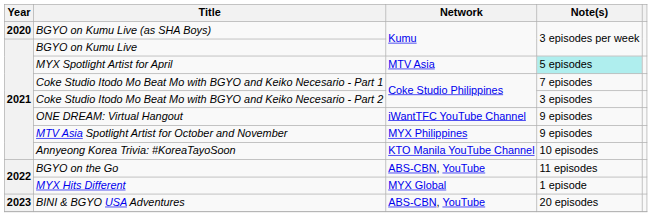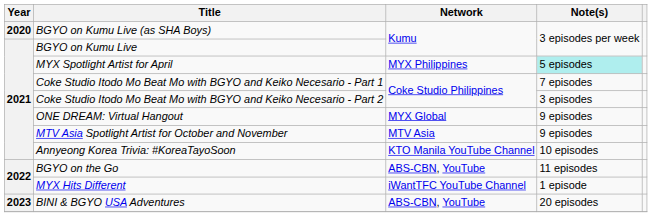(411, 64) MTV Asia -> (428, 64) MYX Philippines
(457, 116) iWantTFC YouTube Channel -> (417, 116) MYX Global
(428, 133) MYX Philippines -> (411, 133) MTV Asia
(417, 185) MYX Global -> (457, 185) iWantTFC YouTube Channel
